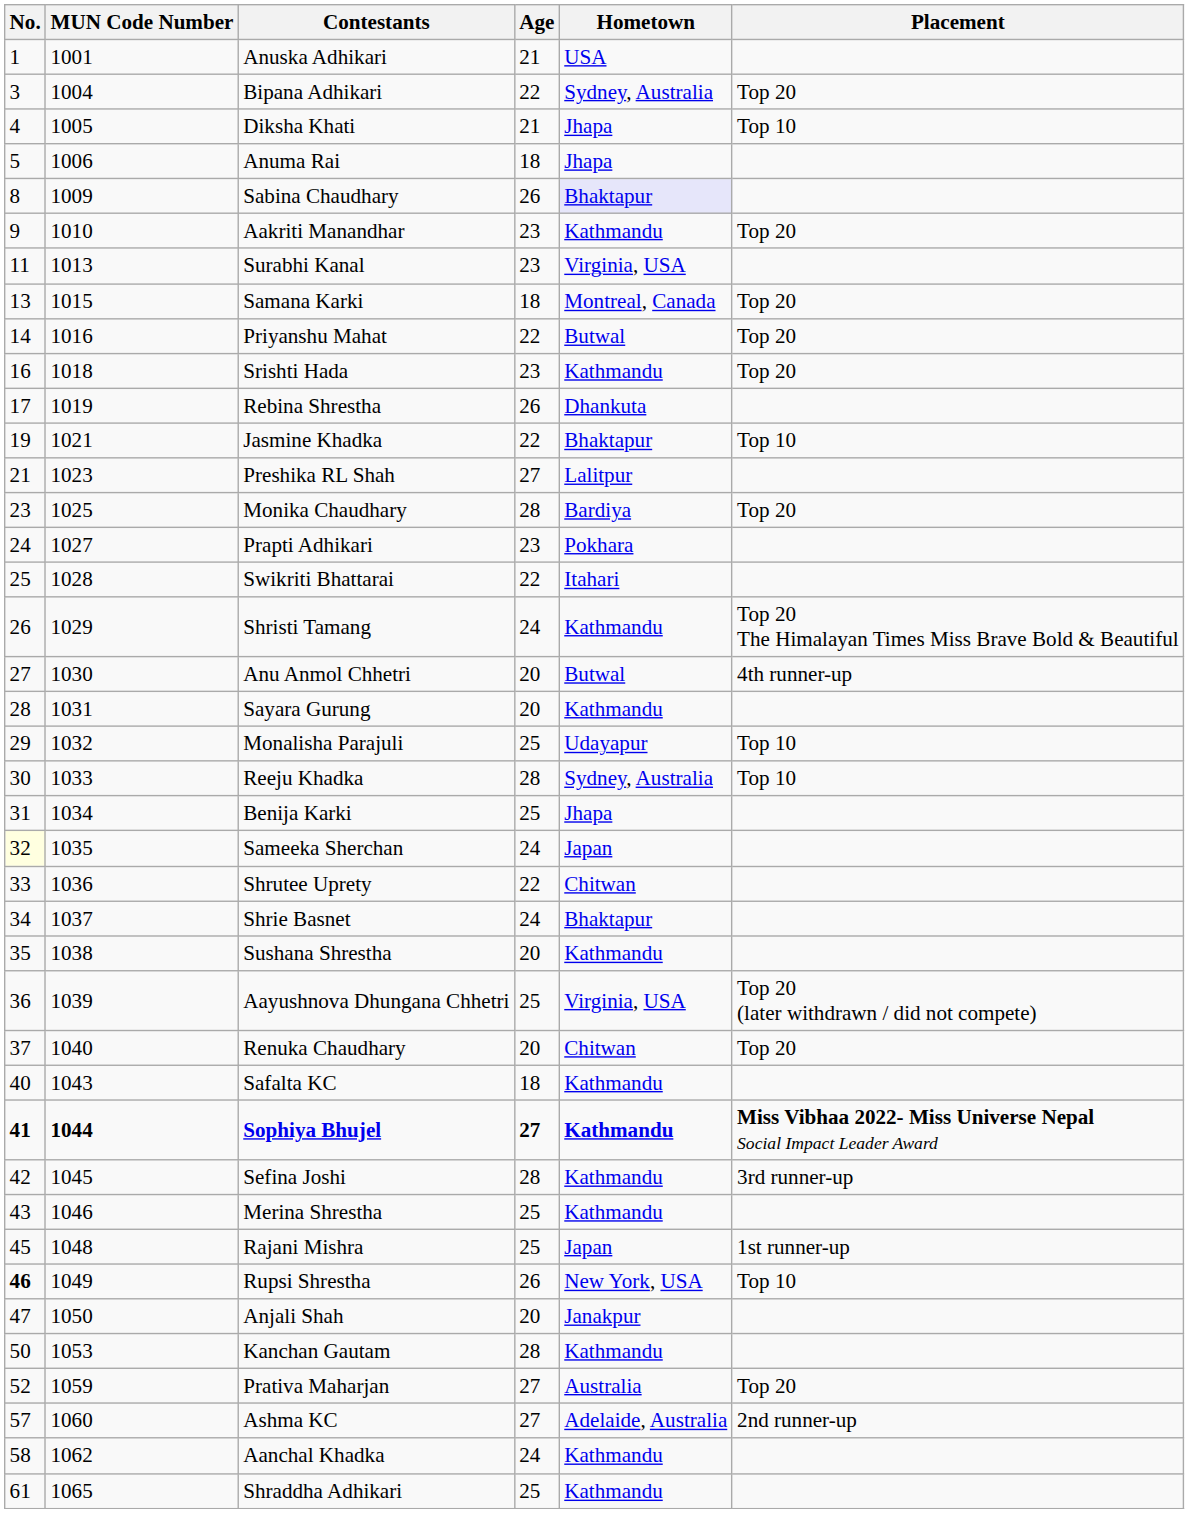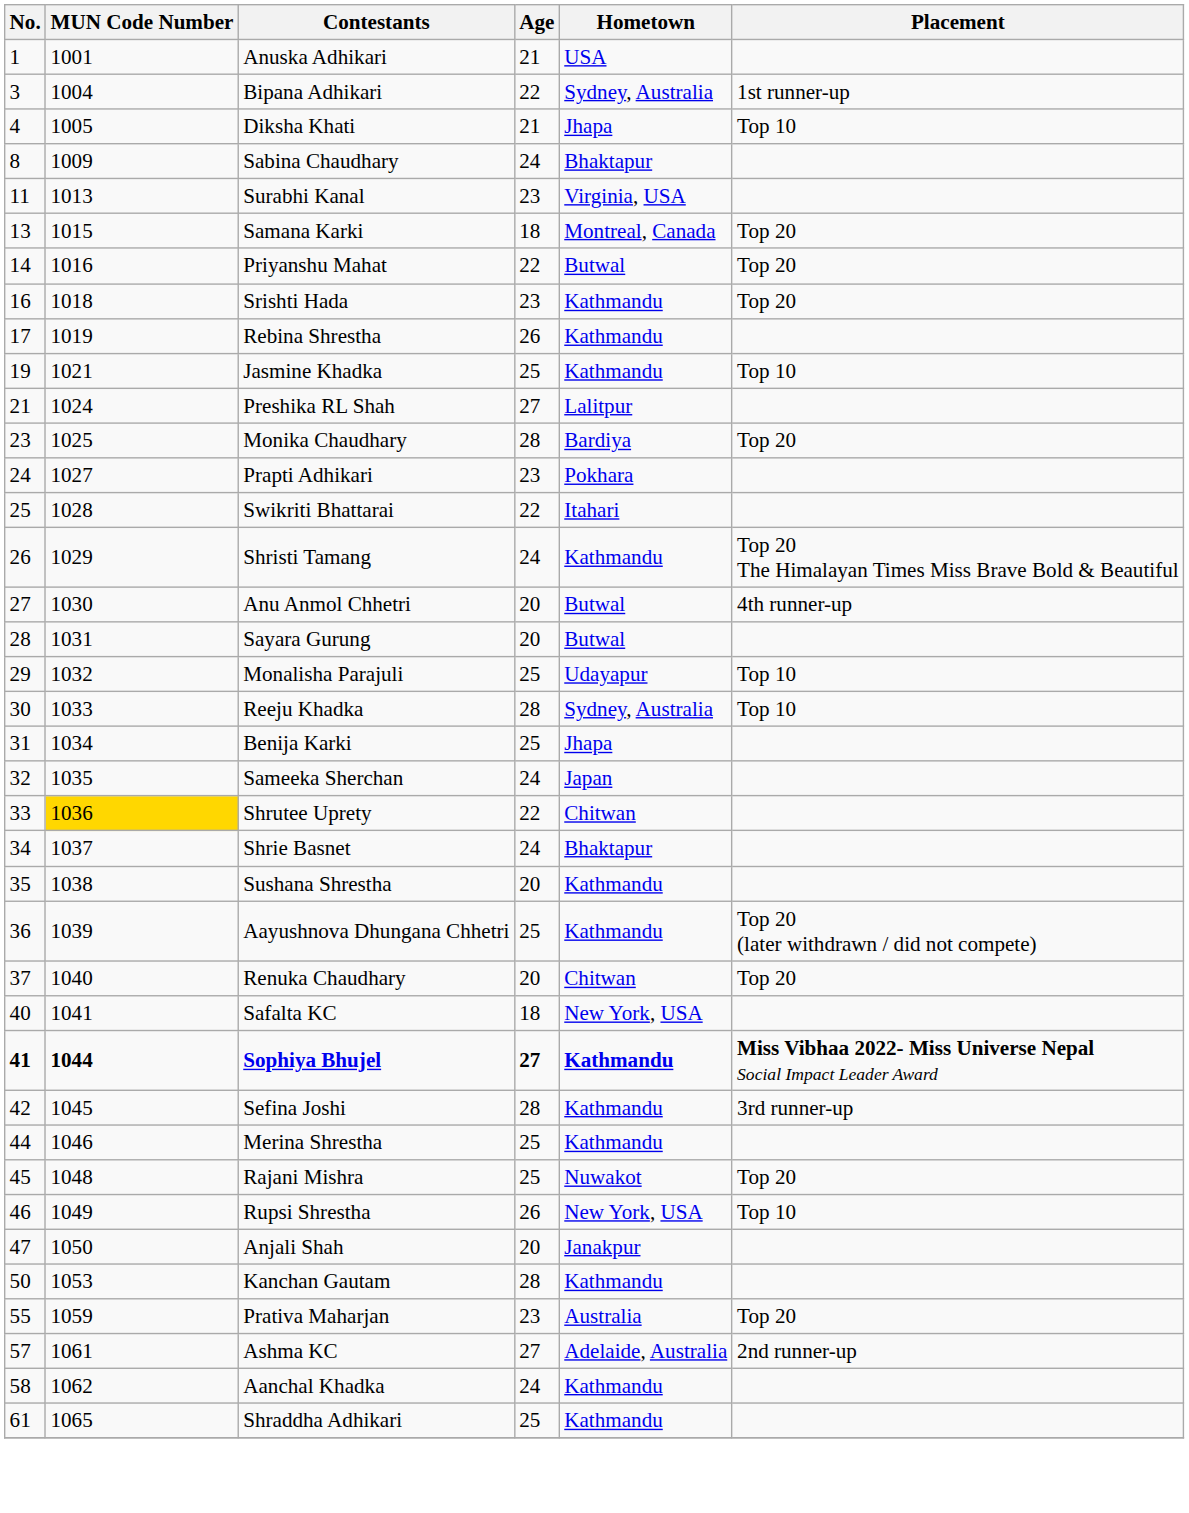(767, 91) Top 20 -> (793, 91) 1st runner-up
- row: (292, 161)
(530, 196) 26 -> (530, 161) 24
(608, 196) lavender background -> (608, 161) no background
- row: (324, 231)
(605, 405) Dhankuta -> (614, 335) Kathmandu
(530, 440) 22 -> (530, 370) 25
(608, 440) Bhaktapur -> (614, 370) Kathmandu
(72, 474) 1023 -> (72, 405) 1024
(614, 709) Kathmandu -> (595, 639) Butwal
(20, 848) lightyellow background -> (20, 778) no background
(72, 883) no background -> (72, 813) gold background
(625, 1000) Virginia, USA -> (614, 930) Kathmandu
(72, 1082) 1043 -> (72, 1012) 1041
(614, 1082) Kathmandu -> (633, 1012) New York, USA
(20, 1211) 43 -> (20, 1142) 44
(588, 1246) Japan -> (603, 1177) Nuwakot
(793, 1246) 1st runner-up -> (767, 1177) Top 20
(20, 1281) bold -> (20, 1211) normal
(20, 1386) 52 -> (20, 1316) 55
(530, 1386) 27 -> (530, 1316) 23
(72, 1420) 1060 -> (72, 1351) 1061
